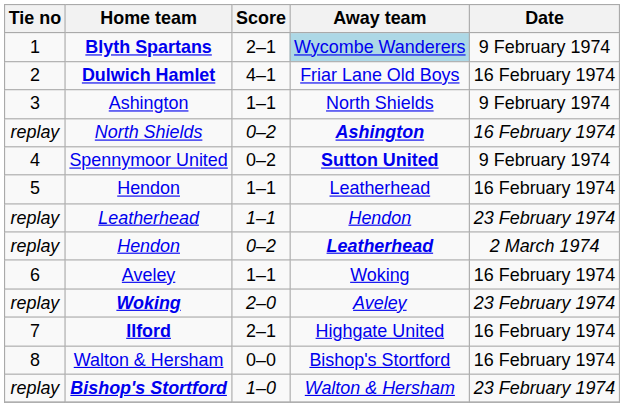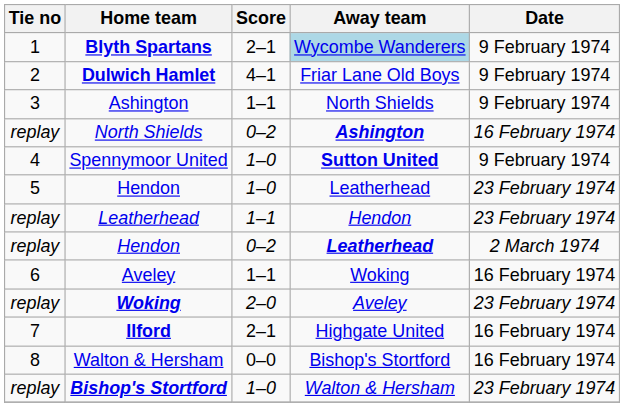(545, 75) 16 February 1974 -> (545, 75) 9 February 1974
(261, 160) 0–2 -> (261, 160) 1–0
(261, 189) 1–1 -> (261, 189) 1–0
(545, 189) 16 February 1974 -> (545, 189) 23 February 1974
